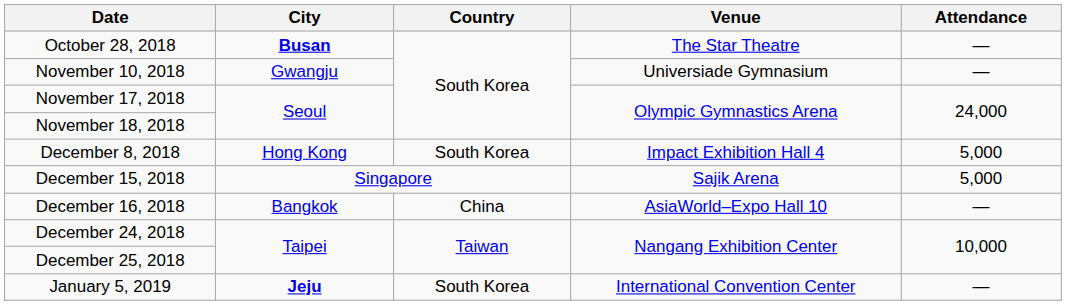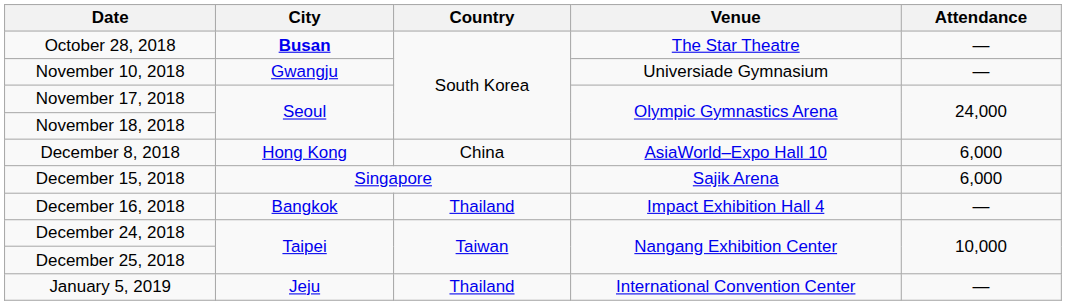(482, 152) South Korea -> (482, 152) China
(736, 152) Impact Exhibition Hall 4 -> (736, 152) AsiaWorld–Expo Hall 10
(981, 152) 5,000 -> (981, 152) 6,000
(981, 179) 5,000 -> (981, 179) 6,000
(482, 206) China -> (482, 206) Thailand
(736, 206) AsiaWorld–Expo Hall 10 -> (736, 206) Impact Exhibition Hall 4
(305, 286) bold -> (305, 286) normal
(482, 286) South Korea -> (482, 286) Thailand
